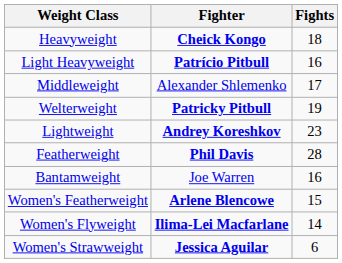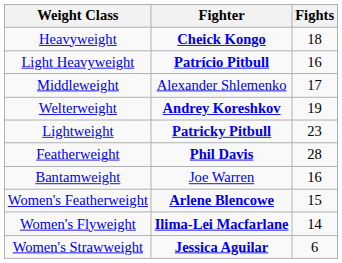(222, 108) Patricky Pitbull -> (222, 108) Andrey Koreshkov
(222, 131) Andrey Koreshkov -> (222, 131) Patricky Pitbull
